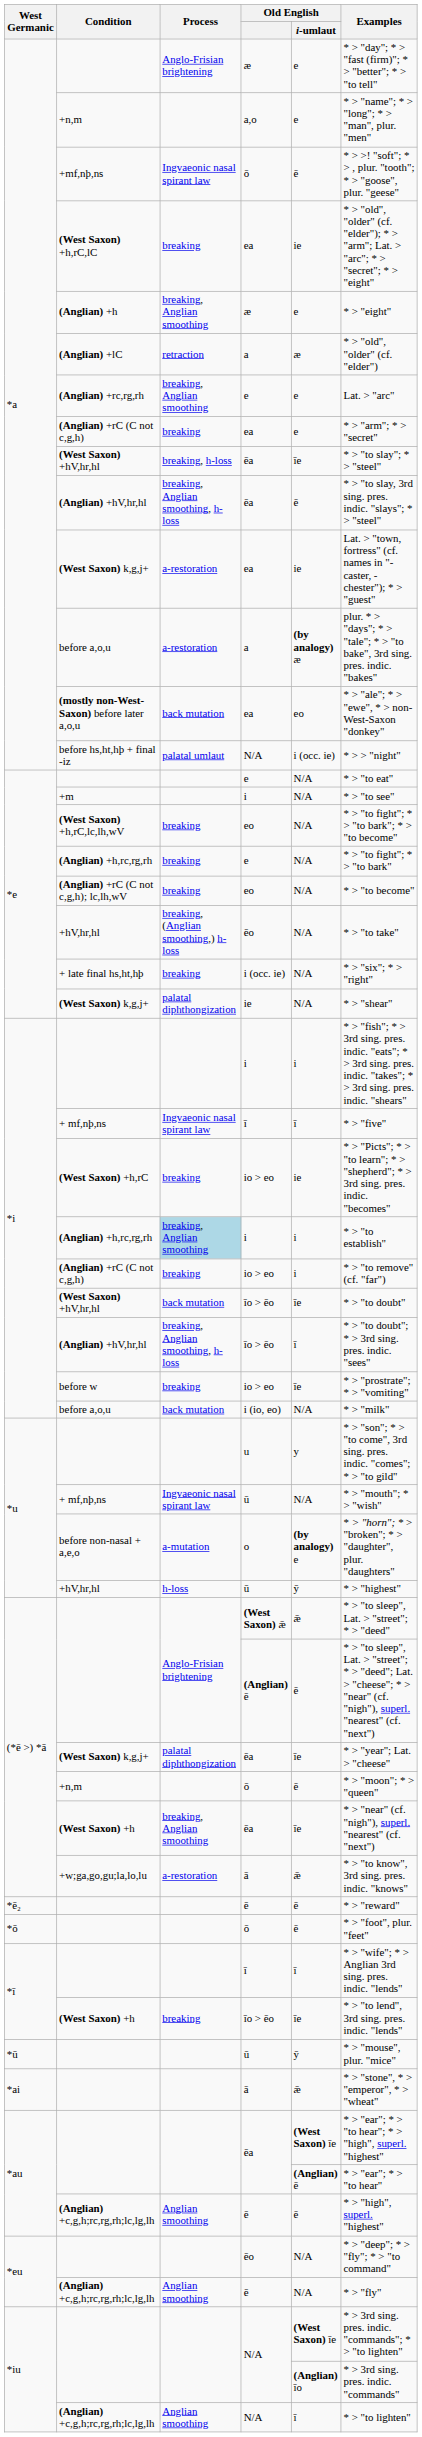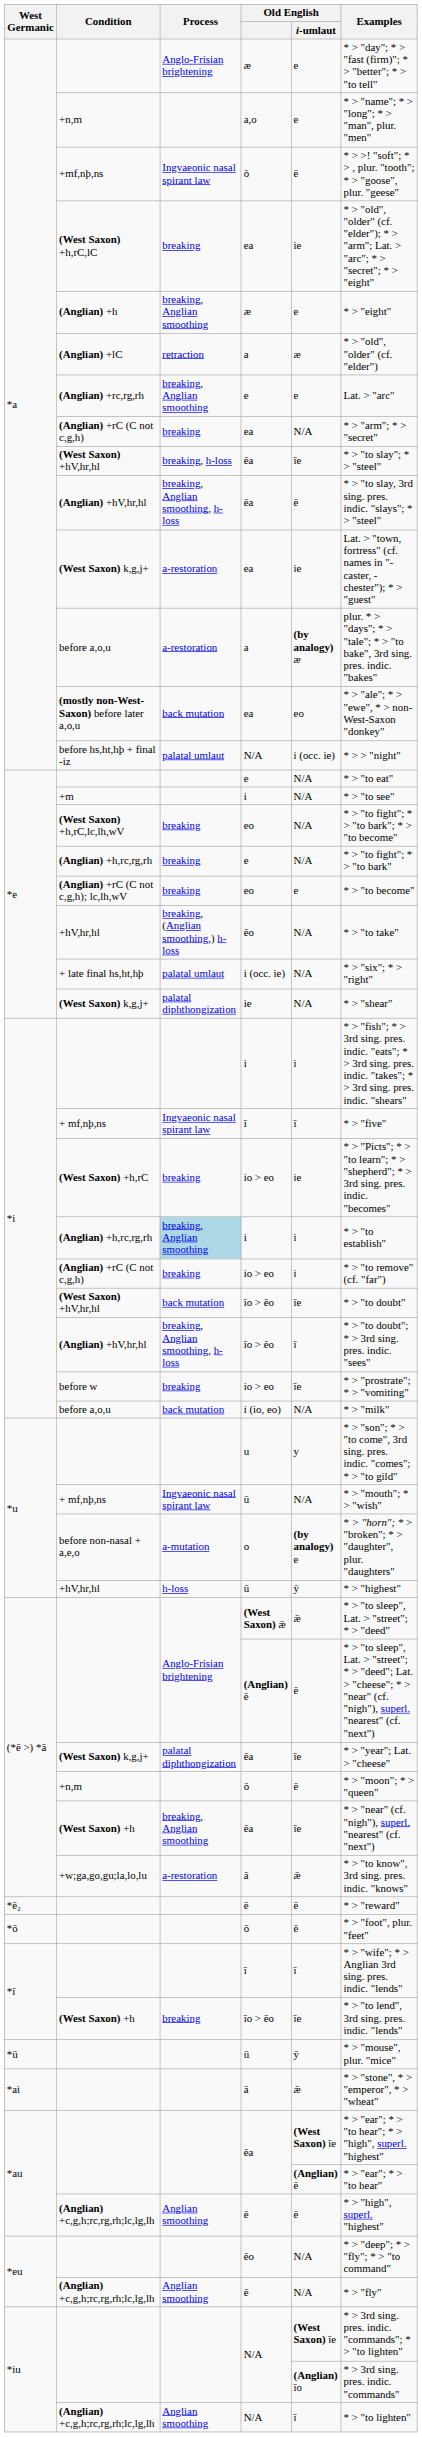(296, 431) e -> (303, 431) N/A
(303, 890) N/A -> (296, 890) e
(181, 974) breaking -> (193, 974) palatal umlaut
